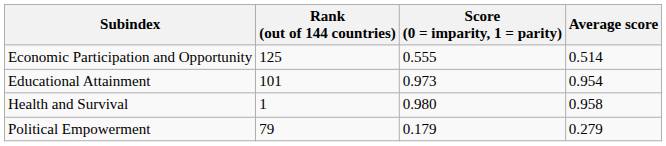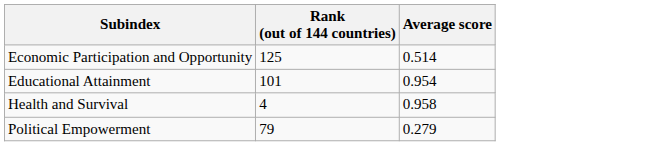- column: (482, 24)
(263, 104) 1 -> (263, 104) 4
